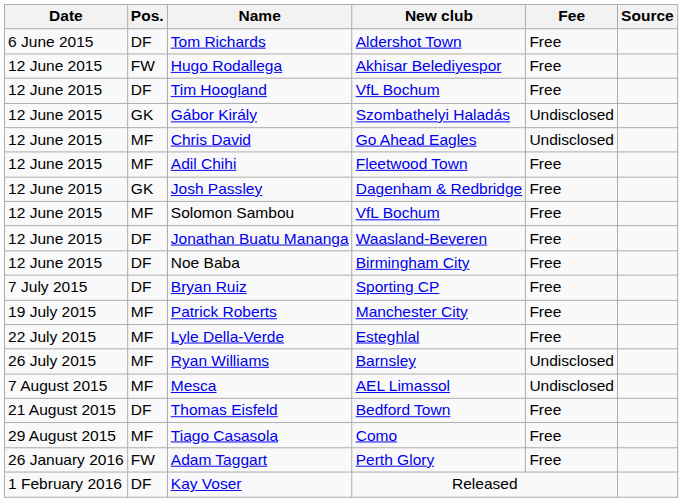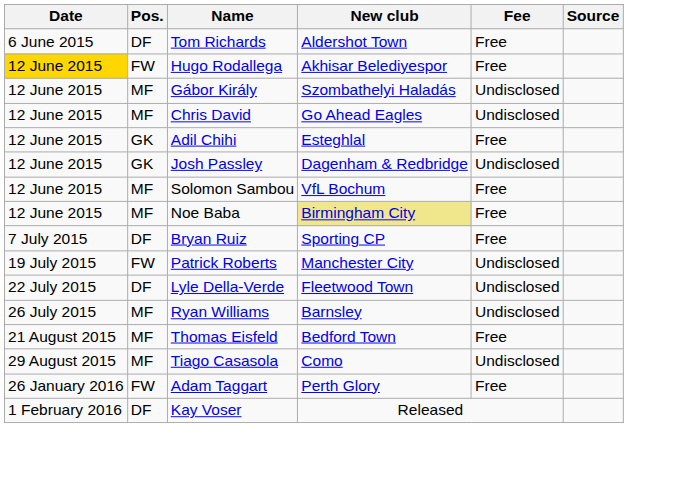(55, 66) no background -> (55, 66) gold background
- row: (219, 90)
(142, 115) GK -> (142, 90) MF
(142, 164) MF -> (142, 139) GK
(412, 164) Fleetwood Town -> (333, 139) Esteghlal
(545, 189) Free -> (517, 164) Undisclosed
- row: (260, 238)
(141, 262) DF -> (142, 213) MF
(413, 262) no background -> (358, 213) khaki background
(142, 312) MF -> (143, 262) FW
(545, 312) Free -> (517, 262) Undisclosed
(142, 336) MF -> (141, 287) DF
(388, 336) Esteghlal -> (357, 287) Fleetwood Town
(545, 336) Free -> (517, 287) Undisclosed
- row: (194, 386)
(141, 410) DF -> (142, 336) MF
(545, 435) Free -> (517, 361) Undisclosed
